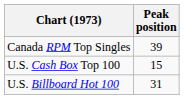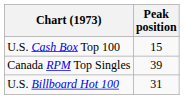rows swapped: (69, 46) <-> (64, 65)
